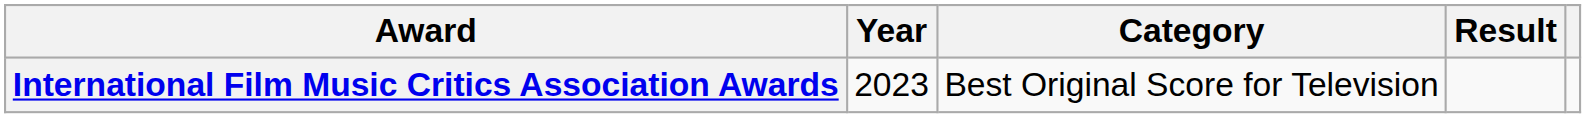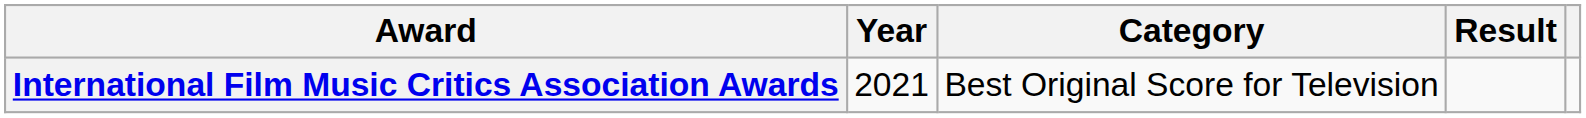(892, 84) 2023 -> (892, 84) 2021
